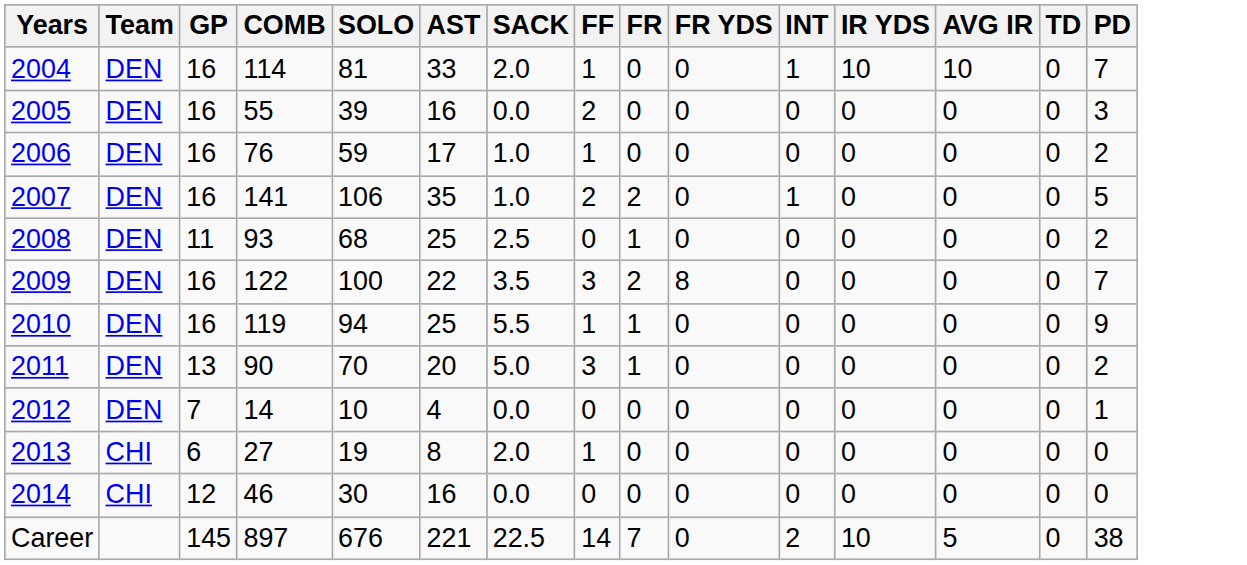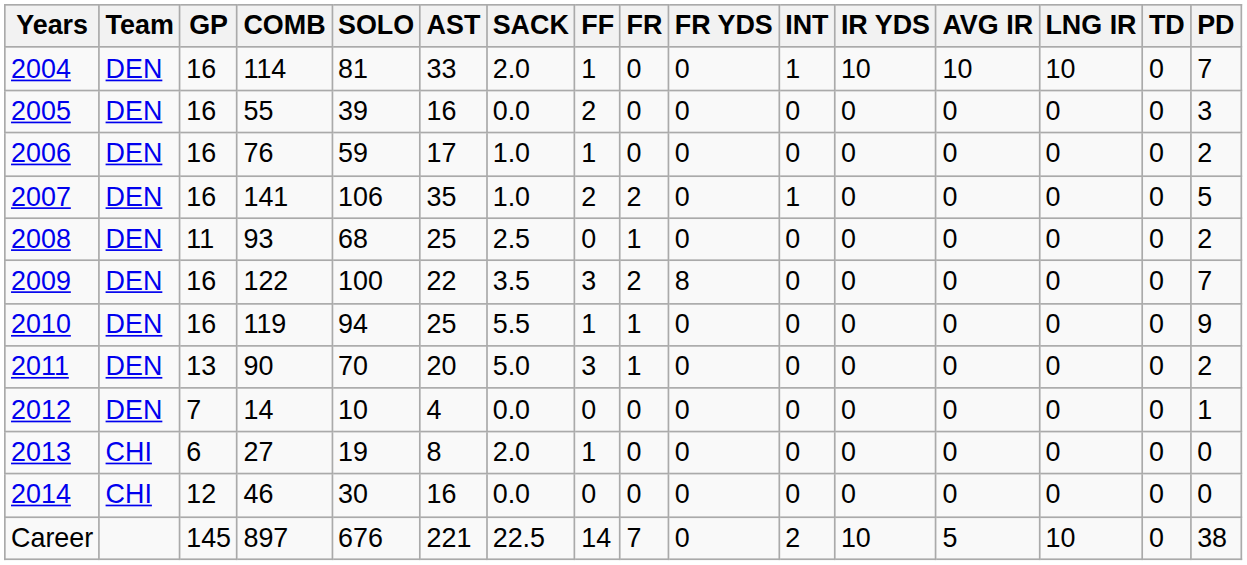+ column: (1091, 25)
